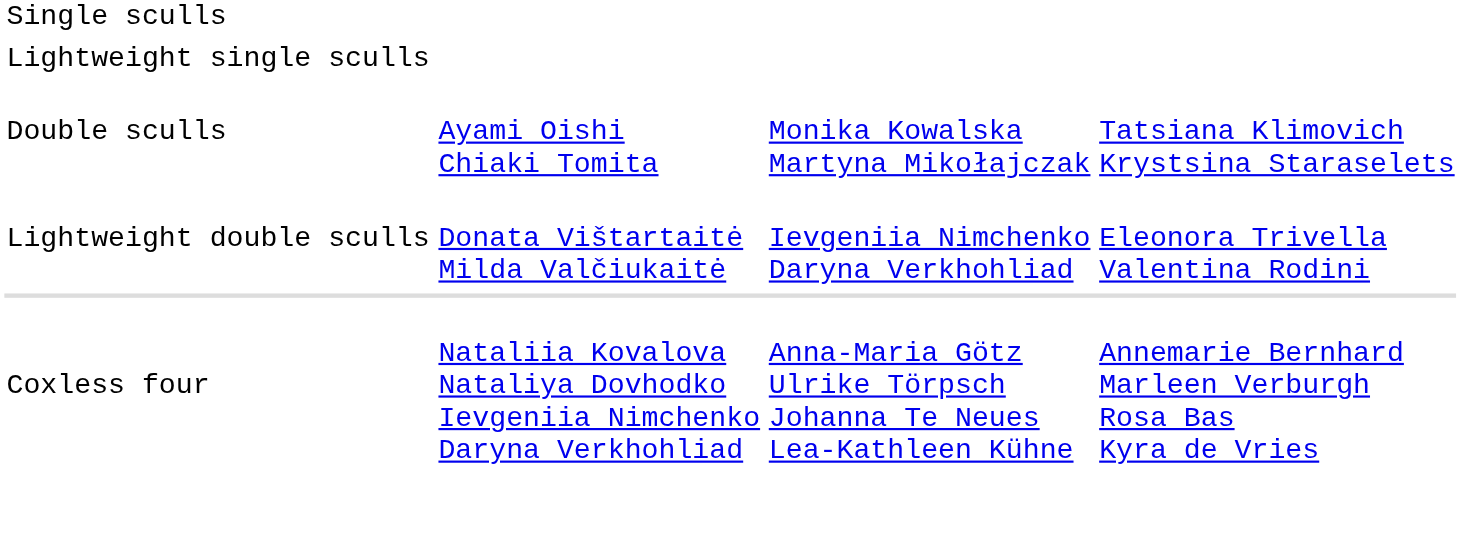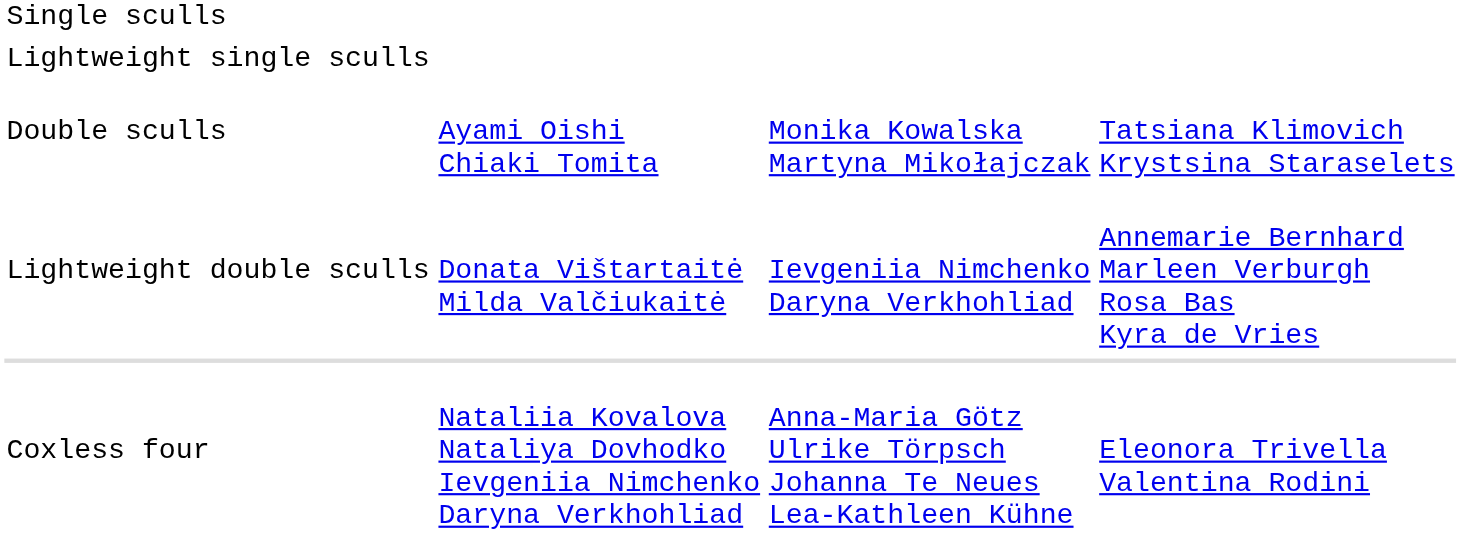(1243, 254) Eleonora Trivella Valentina Rodini -> (1252, 287) Annemarie Bernhard Marleen Verburgh Rosa Bas Kyra de Vries
(1252, 402) Annemarie Bernhard Marleen Verburgh Rosa Bas Kyra de Vries -> (1243, 467) Eleonora Trivella Valentina Rodini
